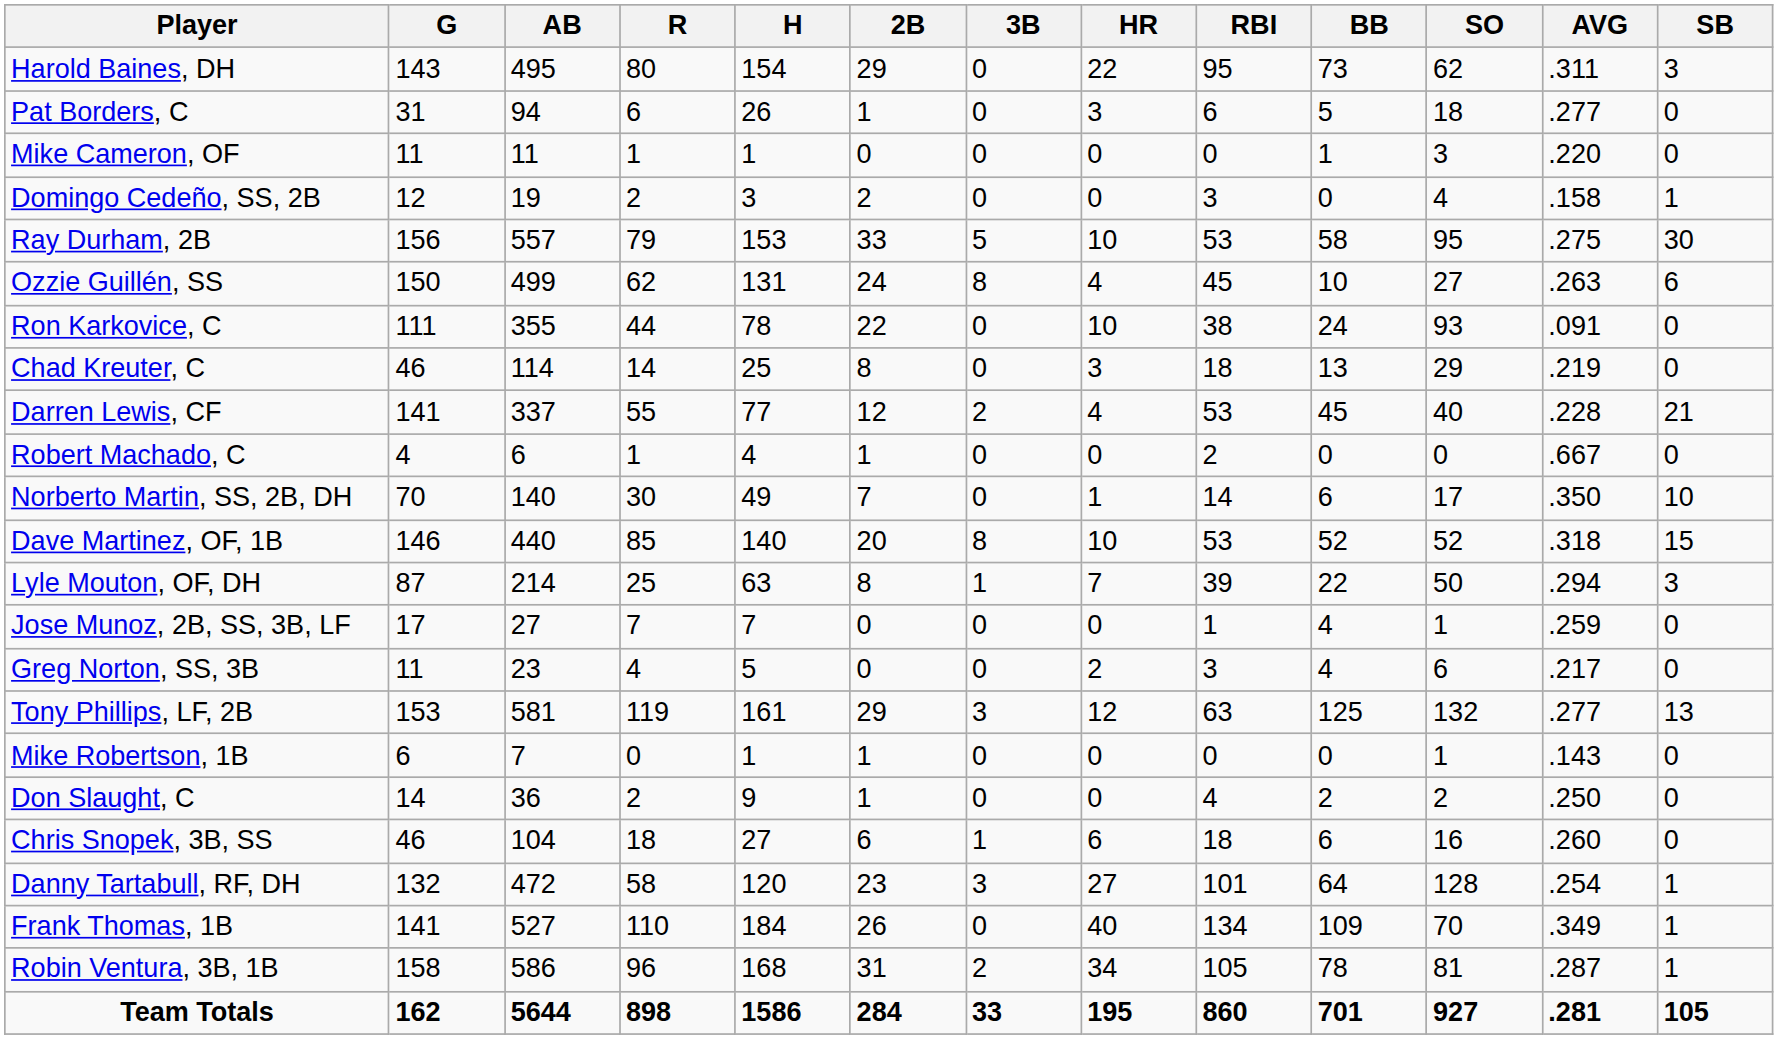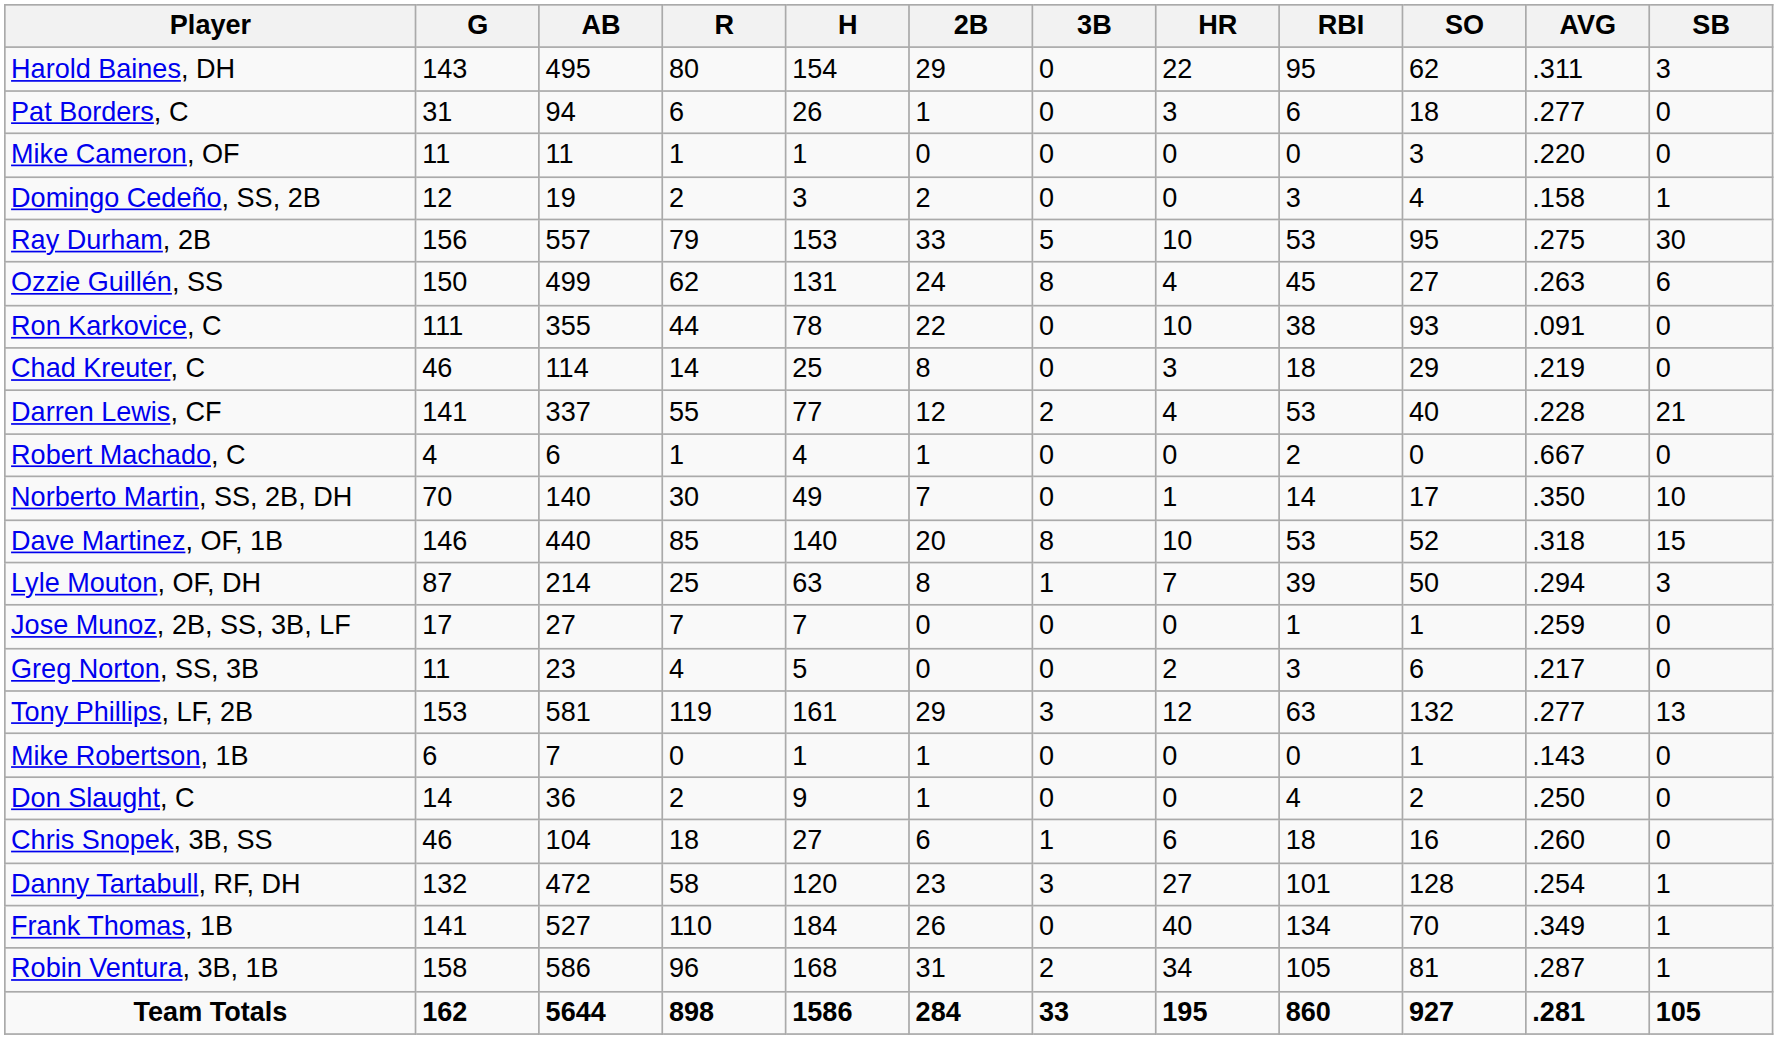- column: (1369, 25)
